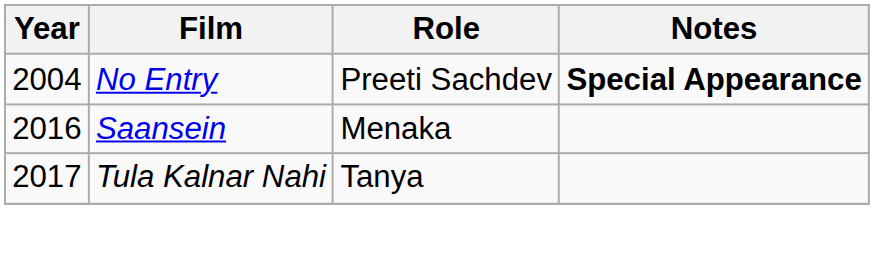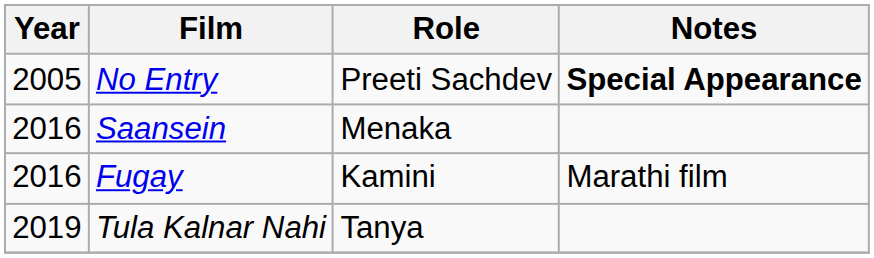(47, 78) 2004 -> (47, 78) 2005
+ row: (139, 177)
(47, 177) 2017 -> (47, 227) 2019
